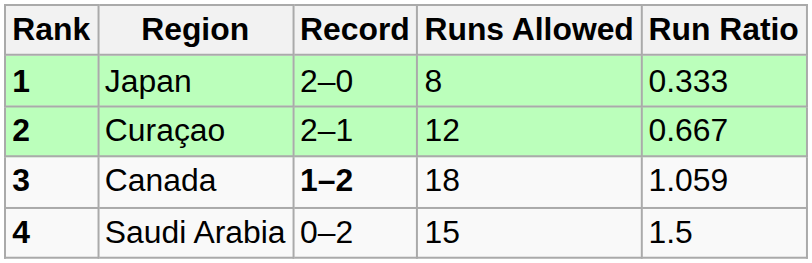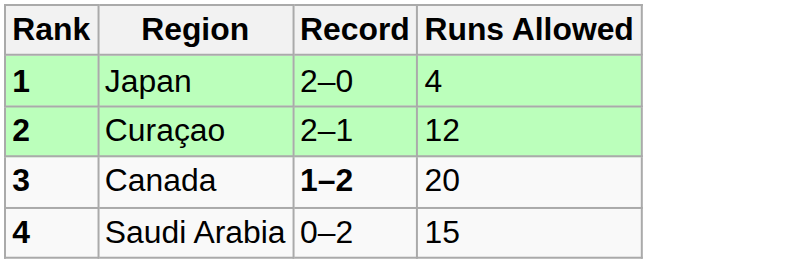- column: (724, 29)
(433, 80) 8 -> (433, 80) 4
(442, 181) 18 -> (442, 181) 20
